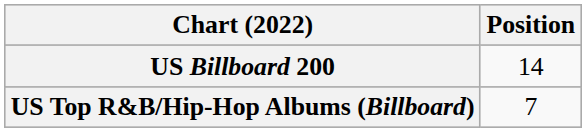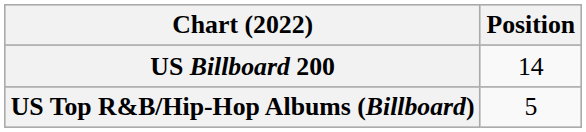(531, 106) 7 -> (531, 106) 5
